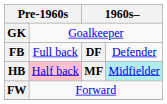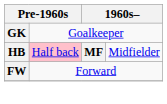- row: (17, 52)
(134, 71) paleturquoise background -> (134, 52) no background
